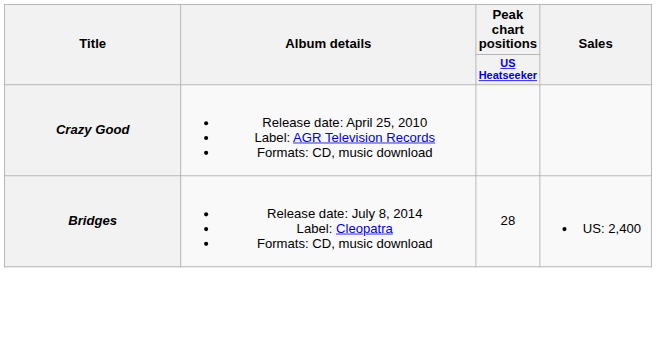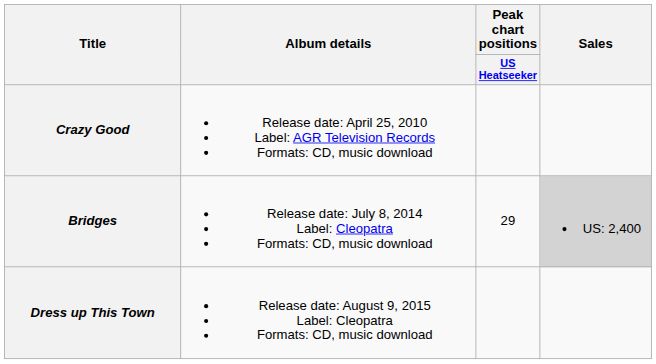(508, 221) 28 -> (508, 221) 29
(596, 229) no background -> (596, 229) lightgrey background
+ row: (93, 312)
